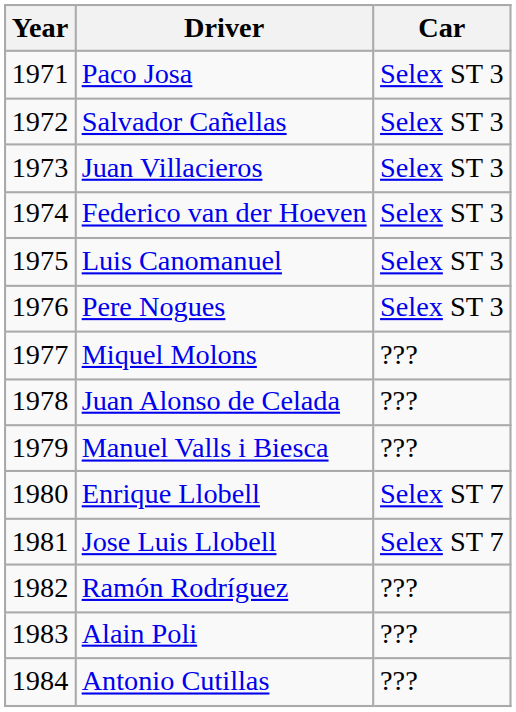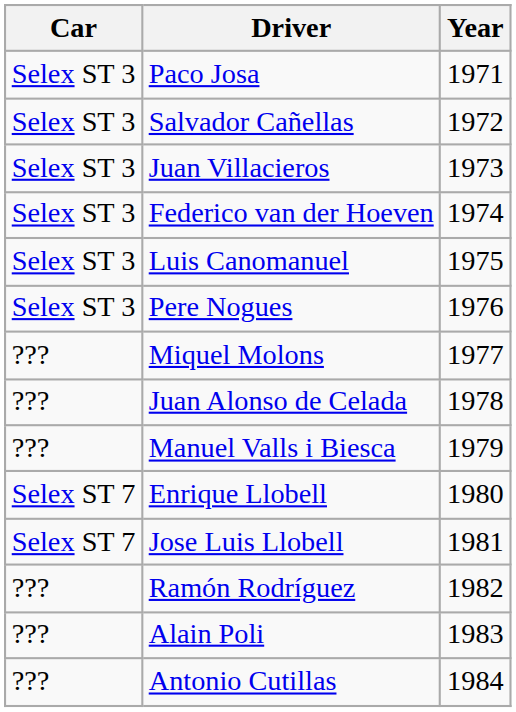columns swapped: (40, 27) <-> (442, 27)
